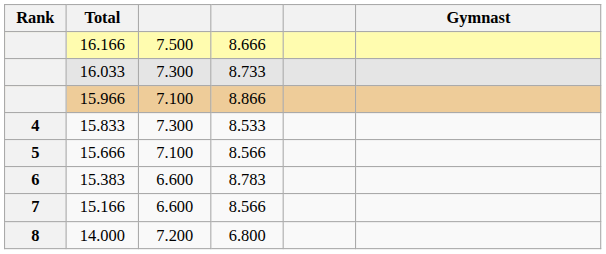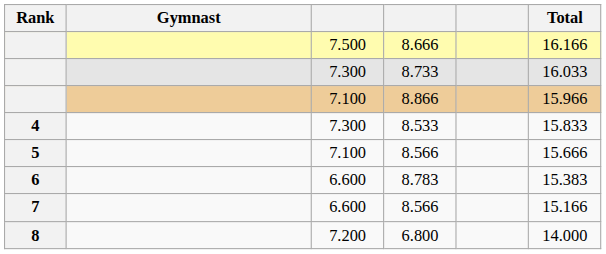columns swapped: (478, 18) <-> (102, 18)
